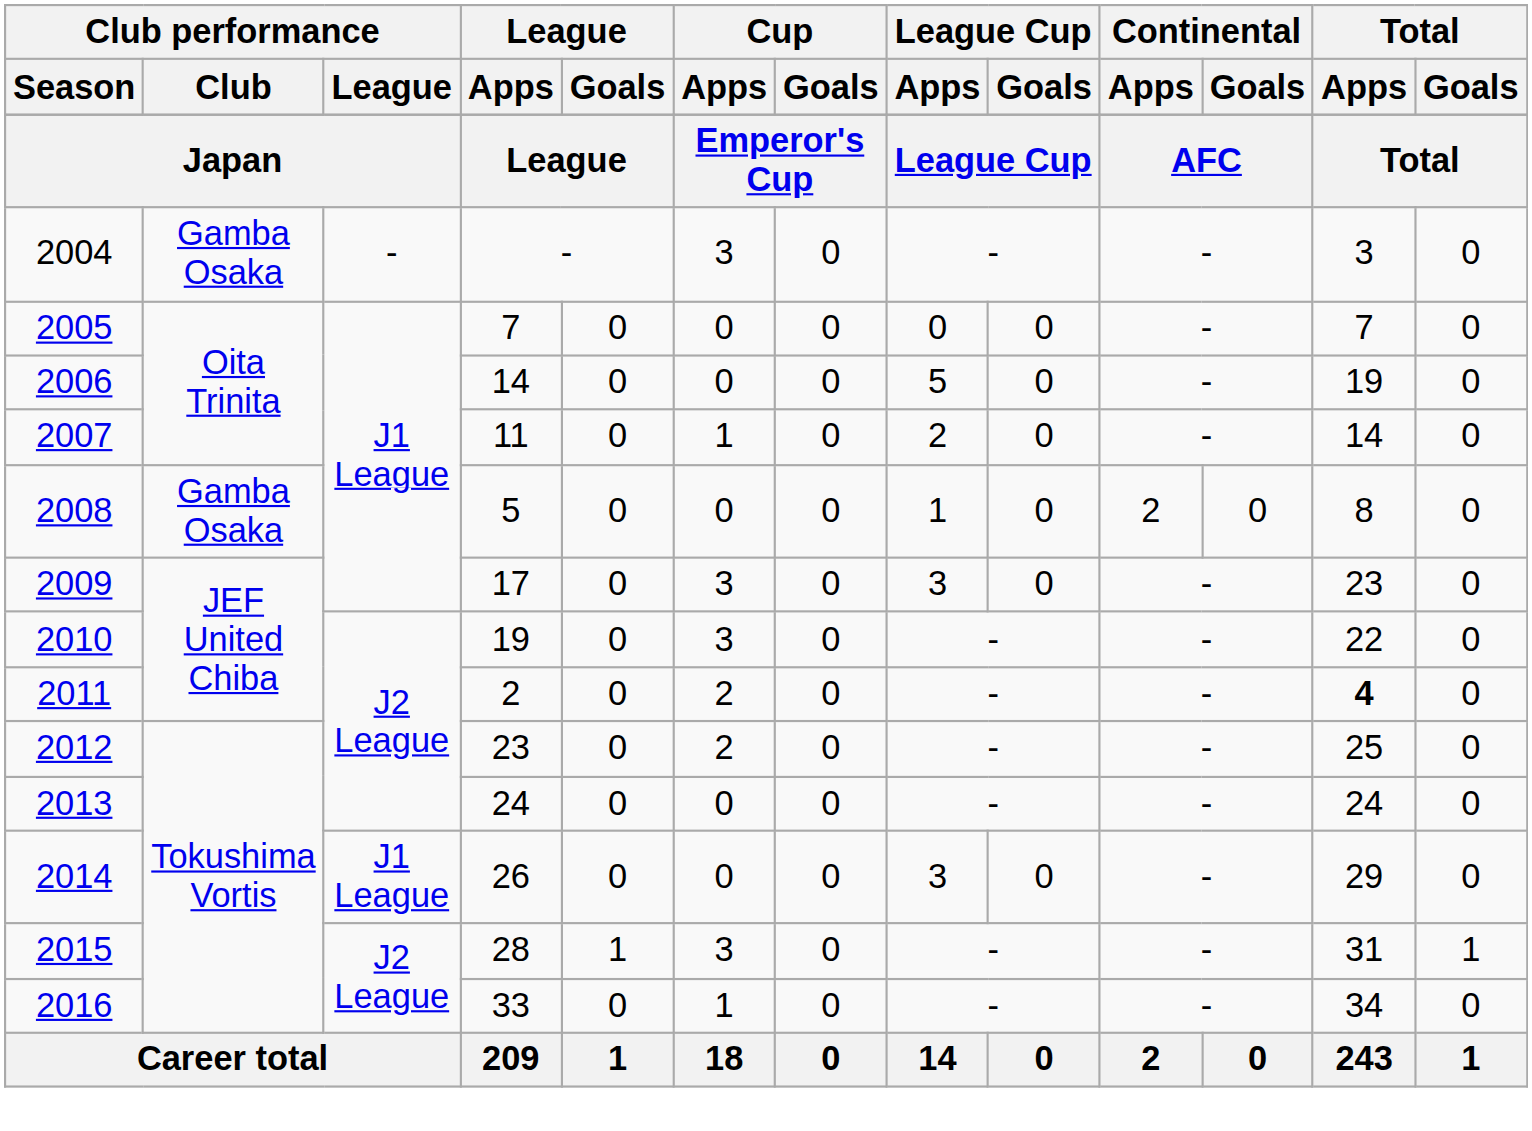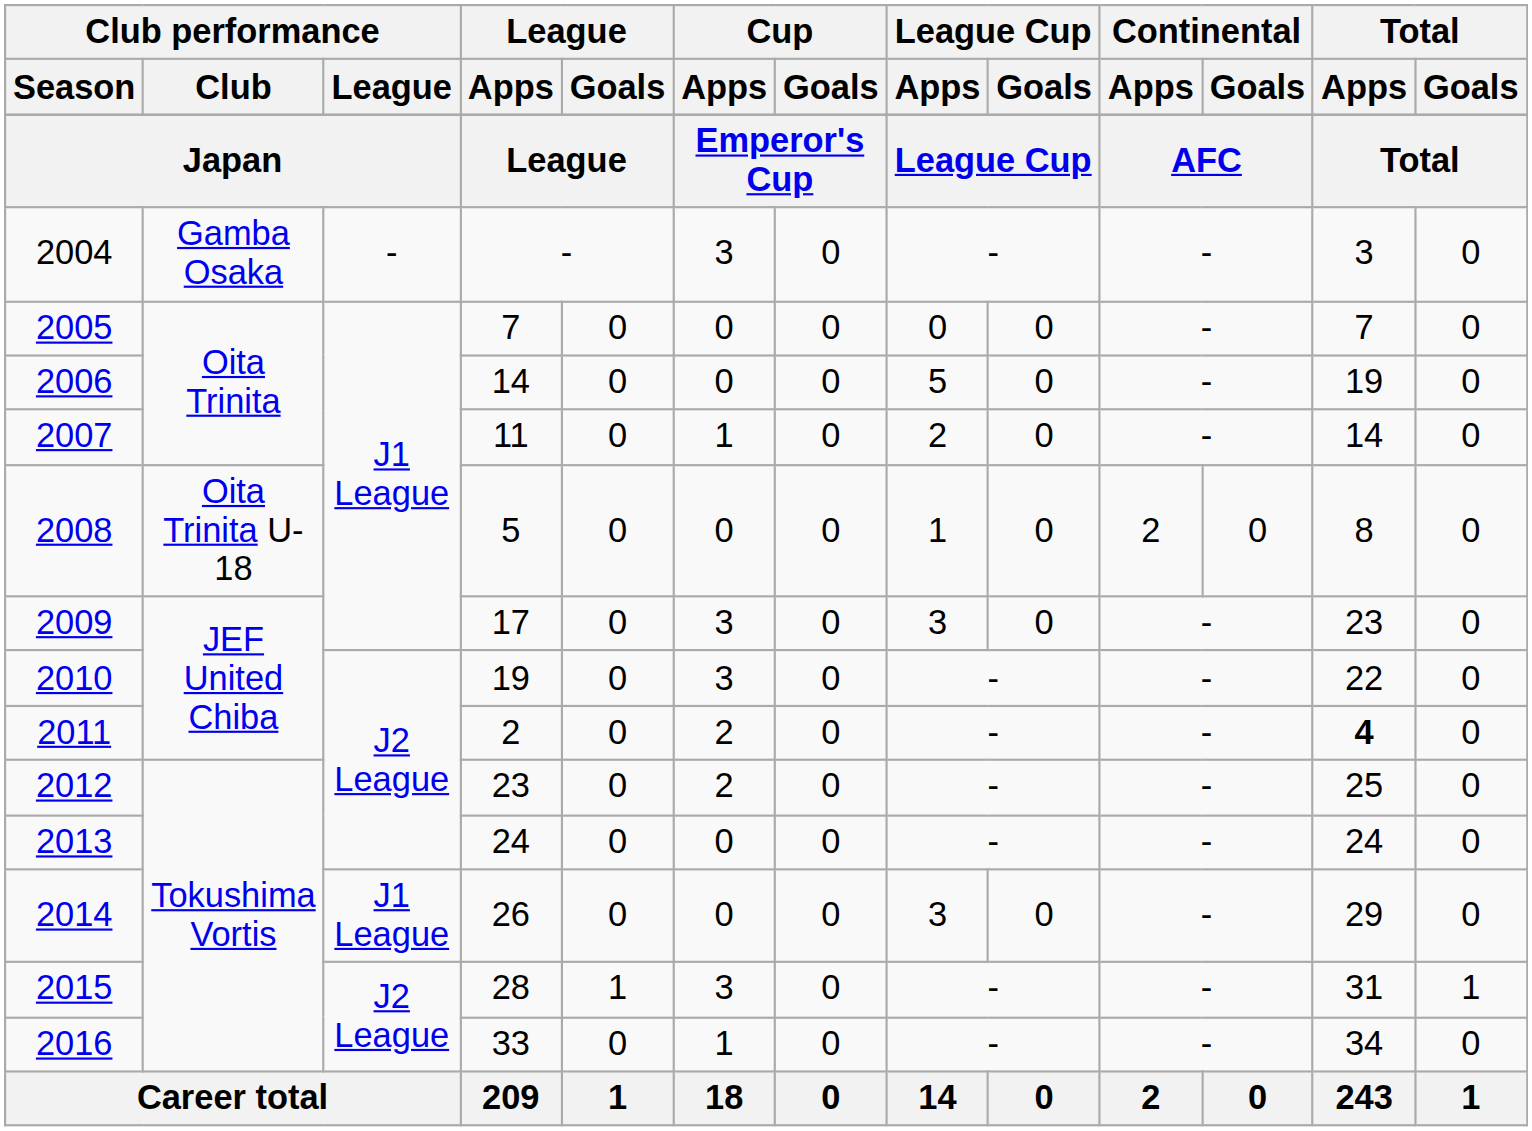(233, 510) Gamba Osaka -> (233, 529) Oita Trinita U-18
